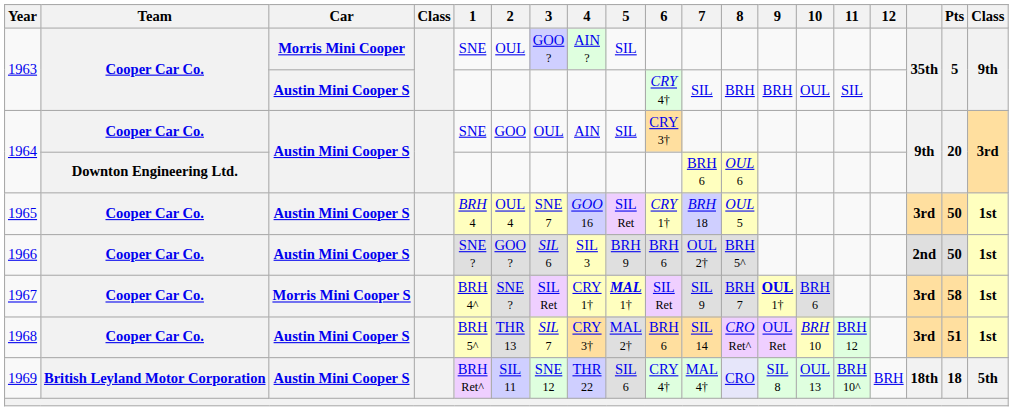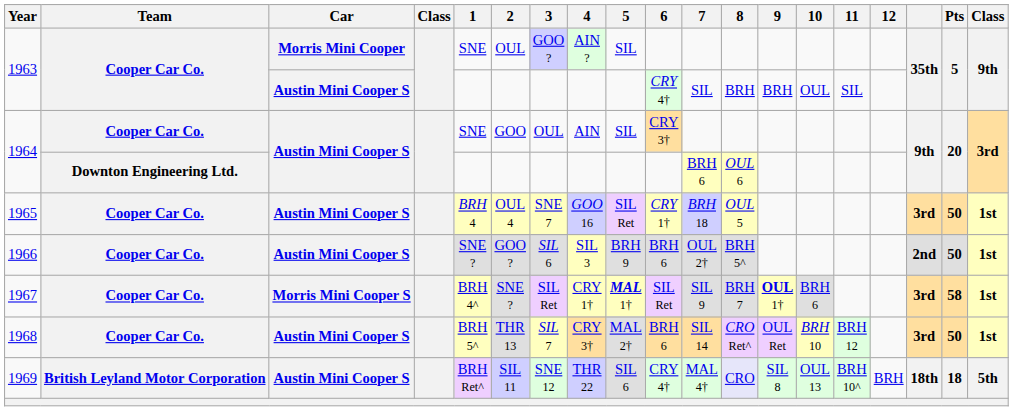(955, 336) 51 -> (955, 336) 50
